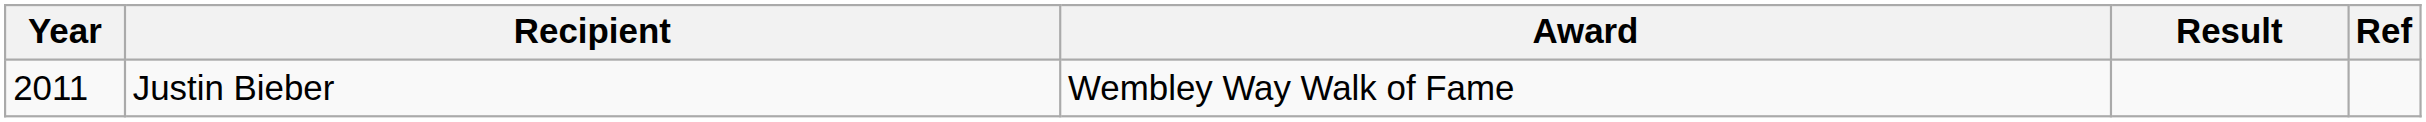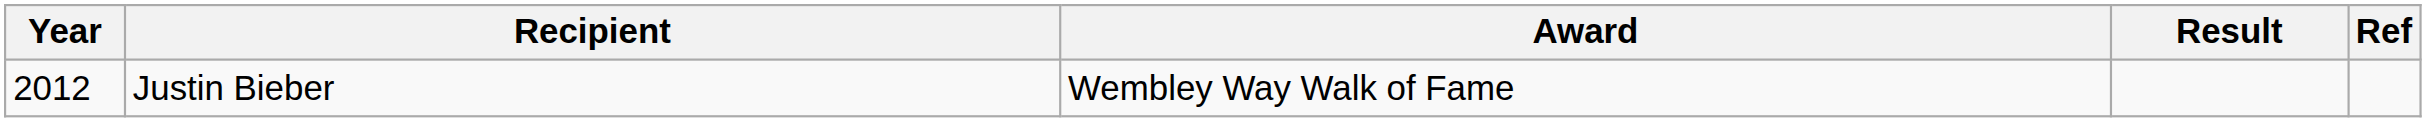(51, 87) 2011 -> (52, 87) 2012
